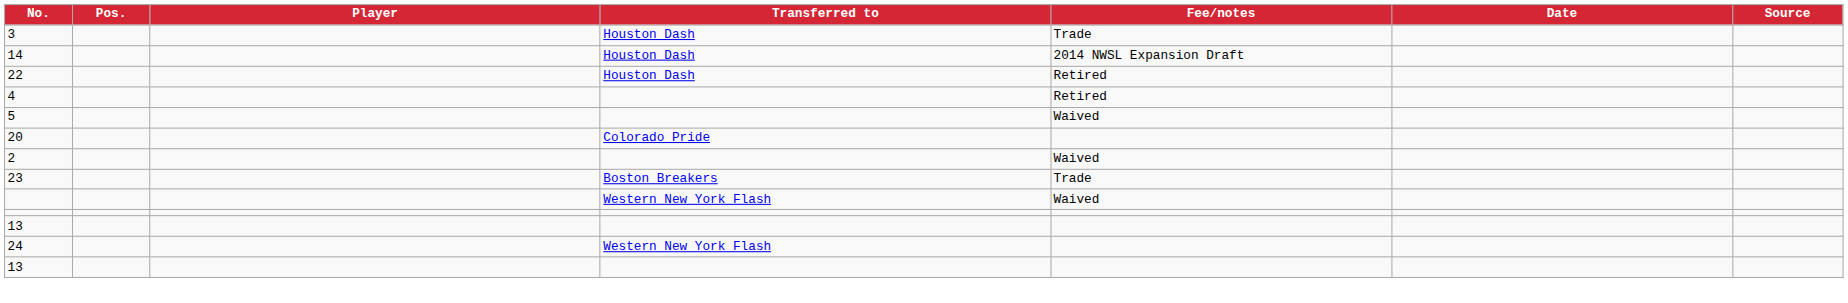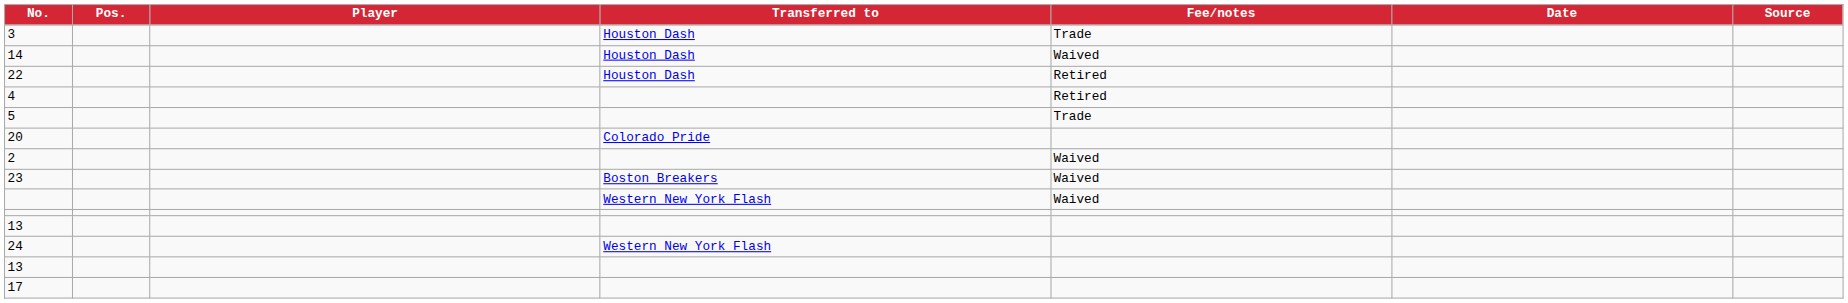(1149, 56) 2014 NWSL Expansion Draft -> (1076, 56) Waived
(1076, 118) Waived -> (1073, 118) Trade
(1073, 179) Trade -> (1076, 179) Waived
+ row: (15, 288)
